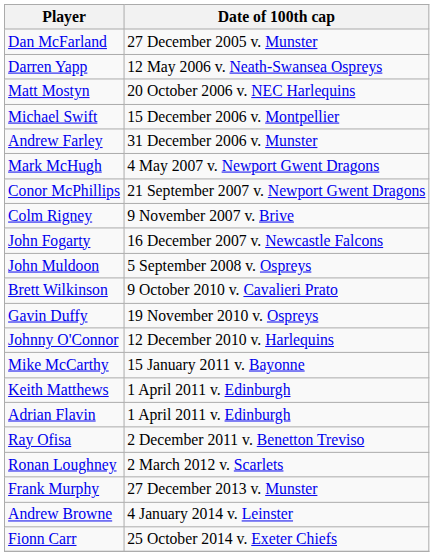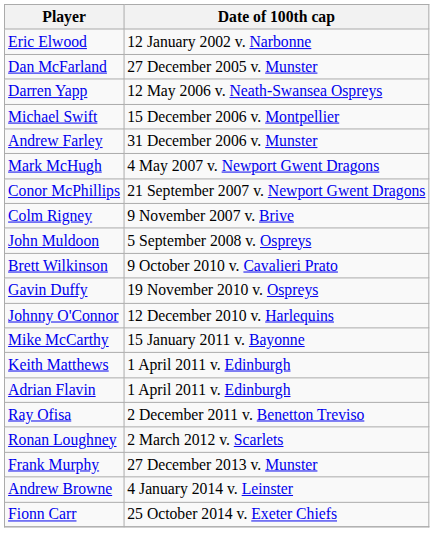+ row: (48, 41)
- row: (49, 91)
- row: (49, 240)
